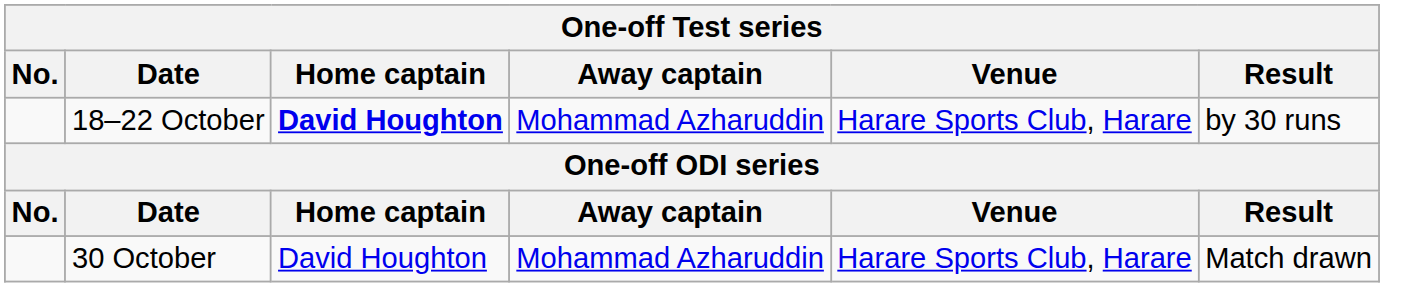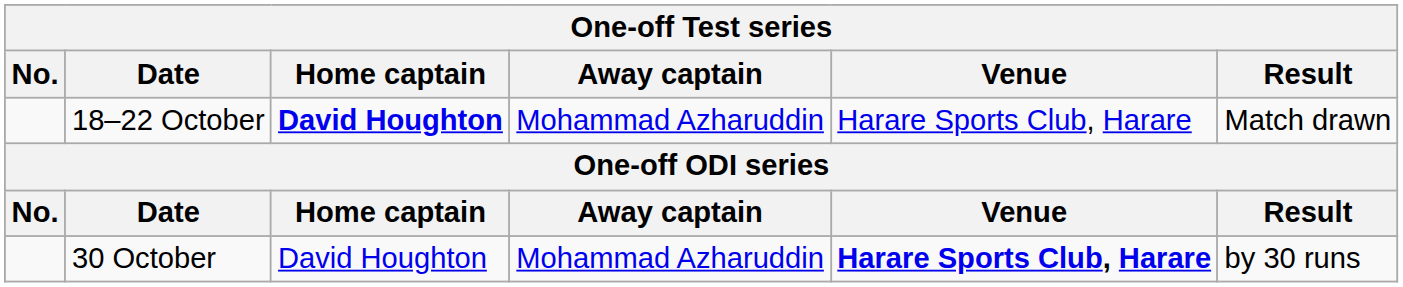(1273, 119) by 30 runs -> (1308, 119) Match drawn
(1015, 258) normal -> (1024, 258) bold
(1289, 258) Match drawn -> (1293, 258) by 30 runs
